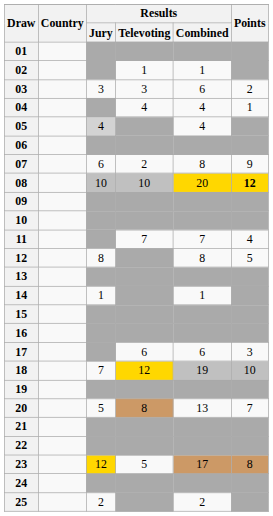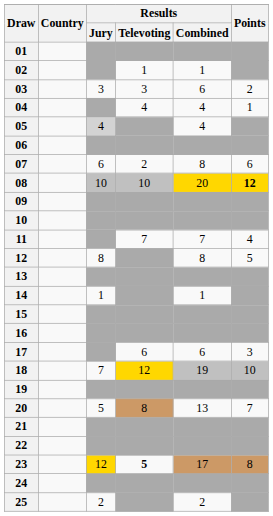(250, 164) 9 -> (250, 164) 6
(144, 464) normal -> (144, 464) bold
